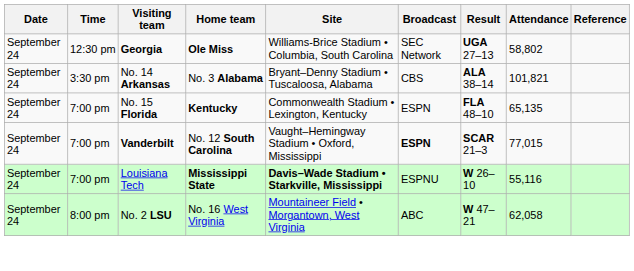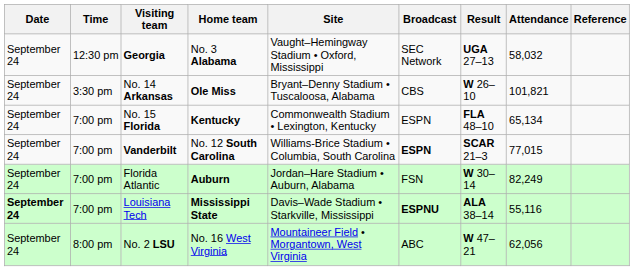(211, 49) Ole Miss -> (214, 55) No. 3 Alabama
(331, 49) Williams-Brice Stadium • Columbia, South Carolina -> (319, 55) Vaught–Hemingway Stadium • Oxford, Mississippi
(526, 49) 58,802 -> (526, 55) 58,032
(226, 78) No. 3 Alabama -> (213, 91) Ole Miss
(478, 78) ALA 38–14 -> (479, 91) W 26–10
(526, 108) 65,135 -> (526, 120) 65,134
(317, 144) Vaught–Hemingway Stadium • Oxford, Mississippi -> (333, 150) Williams-Brice Stadium • Columbia, South Carolina
+ row: (142, 179)
(34, 179) normal -> (35, 209) bold
(327, 179) bold -> (326, 209) normal
(420, 179) normal -> (420, 209) bold
(479, 179) W 26–10 -> (479, 209) ALA 38–14
(526, 215) 62,058 -> (526, 245) 62,056
